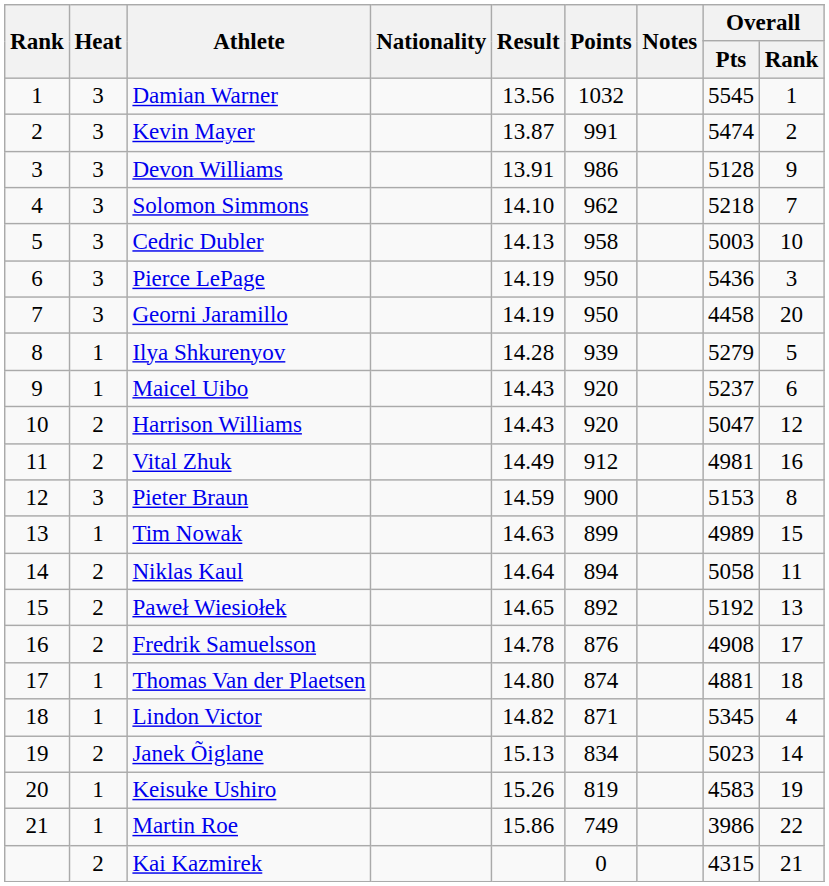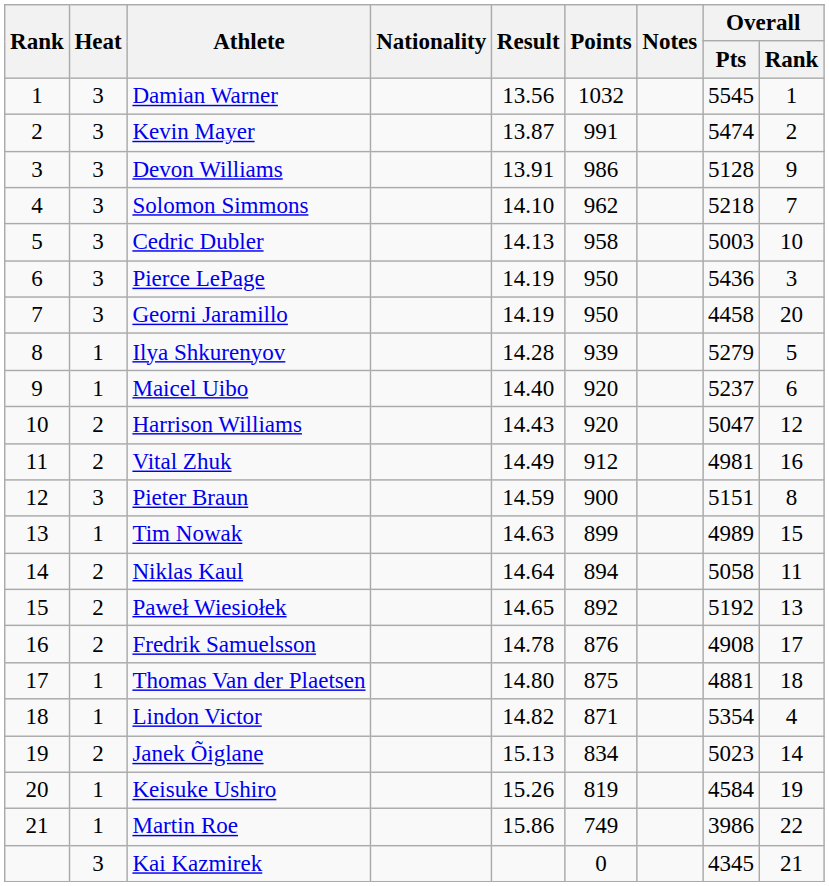(528, 388) 14.43 -> (528, 388) 14.40
(731, 497) 5153 -> (731, 497) 5151
(601, 680) 874 -> (601, 680) 875
(731, 717) 5345 -> (731, 717) 5354
(731, 790) 4583 -> (731, 790) 4584
(98, 863) 2 -> (98, 863) 3
(731, 863) 4315 -> (731, 863) 4345
